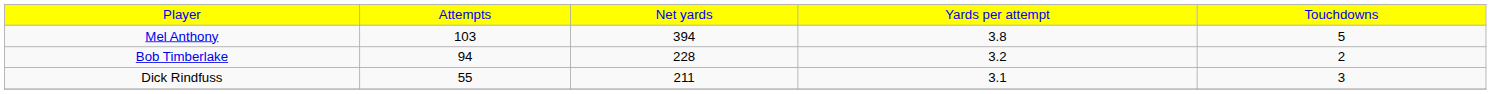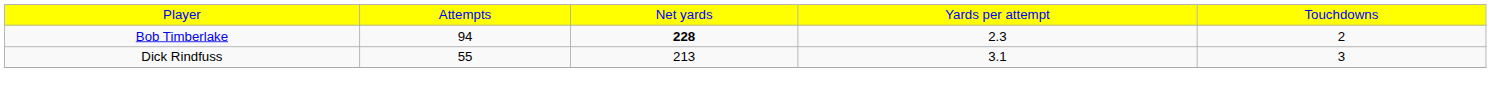- row: (182, 36)
(684, 57) normal -> (684, 36) bold
(997, 57) 3.2 -> (997, 36) 2.3
(684, 78) 211 -> (684, 57) 213
